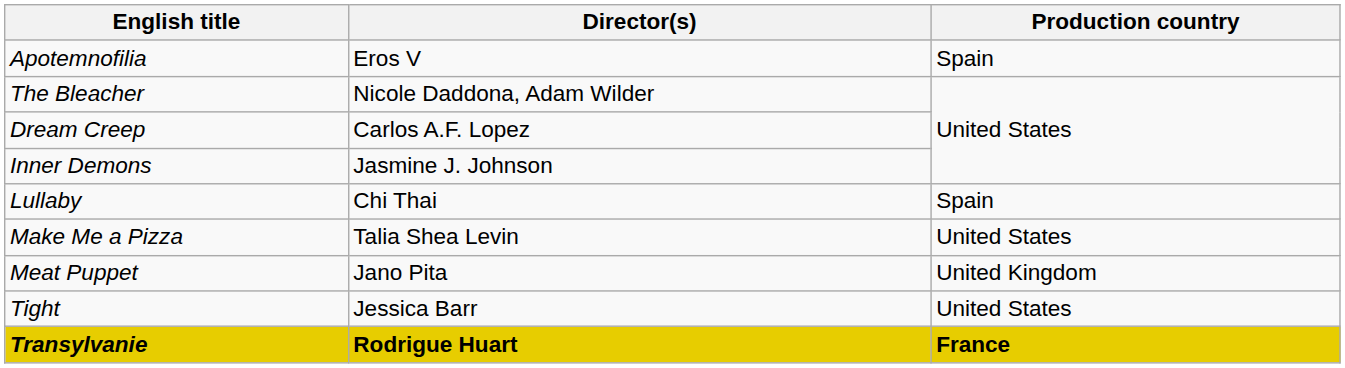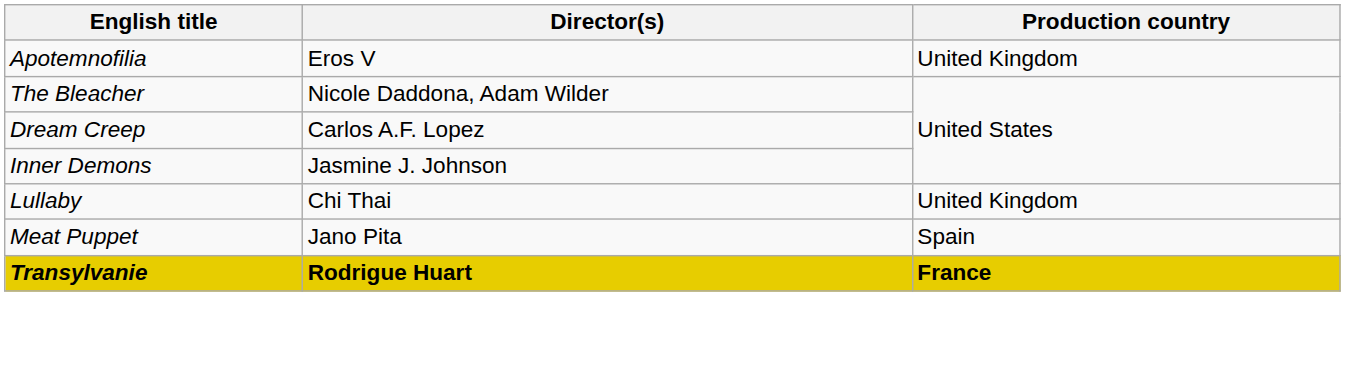(965, 58) Spain -> (998, 58) United Kingdom
(965, 201) Spain -> (998, 201) United Kingdom
- row: (96, 237)
(1016, 272) United Kingdom -> (946, 237) Spain
- row: (35, 308)
